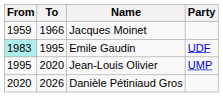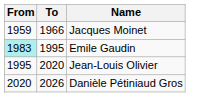- column: (202, 13)
